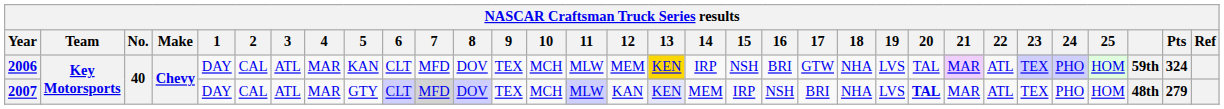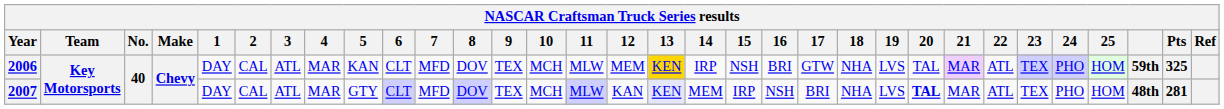(1177, 66) 324 -> (1177, 66) 325
(434, 91) lightgrey background -> (434, 91) no background
(1177, 91) 279 -> (1177, 91) 281
